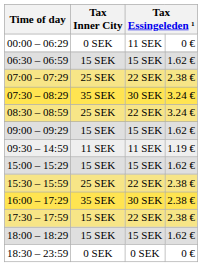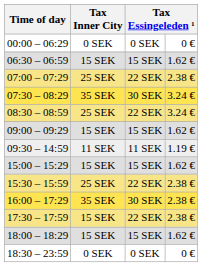(145, 43) 11 SEK -> (145, 43) 0 SEK
